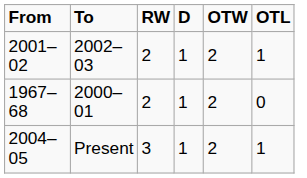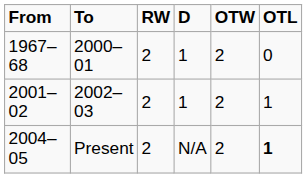rows swapped: (33, 102) <-> (33, 55)
(146, 149) 3 -> (146, 149) 2
(183, 149) 1 -> (192, 149) N/A
(261, 149) normal -> (268, 149) bold
